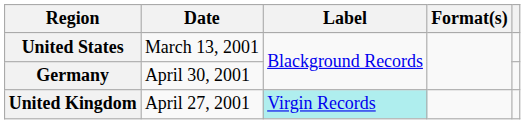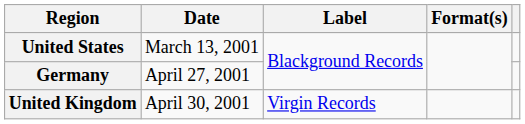(197, 75) April 30, 2001 -> (197, 75) April 27, 2001
(197, 103) April 27, 2001 -> (197, 103) April 30, 2001
(321, 103) paleturquoise background -> (321, 103) no background
